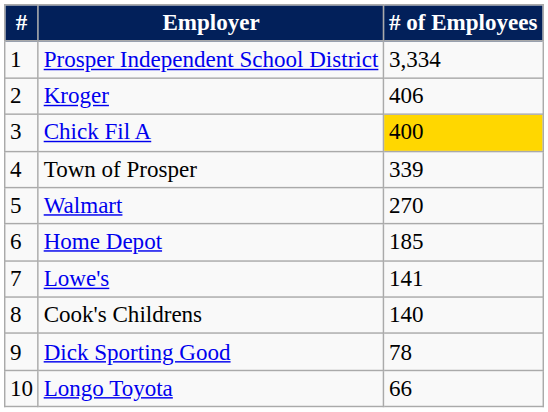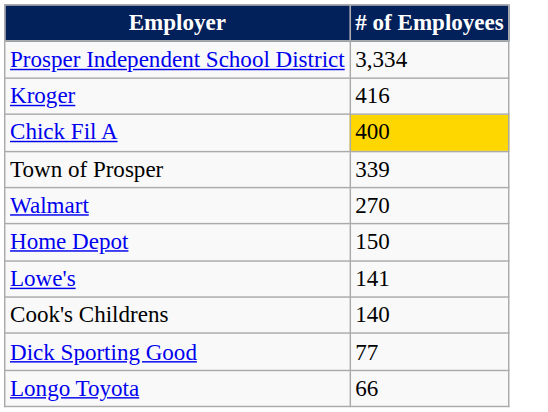- column: (22, 22)
(406, 95) 406 -> (373, 95) 416
(406, 242) 185 -> (373, 242) 150
(400, 351) 78 -> (367, 351) 77
